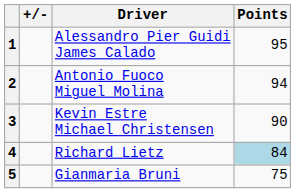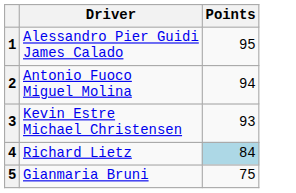- column: (36, 16)
(279, 123) 90 -> (247, 123) 93
